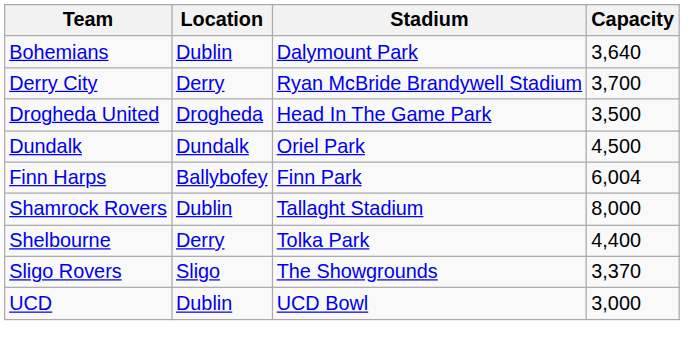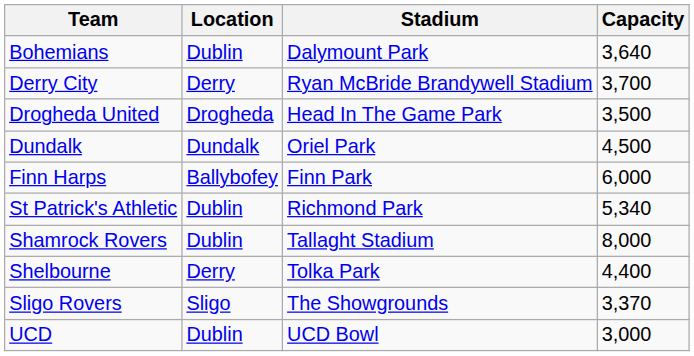(616, 177) 6,004 -> (627, 177) 6,000
+ row: (93, 209)
